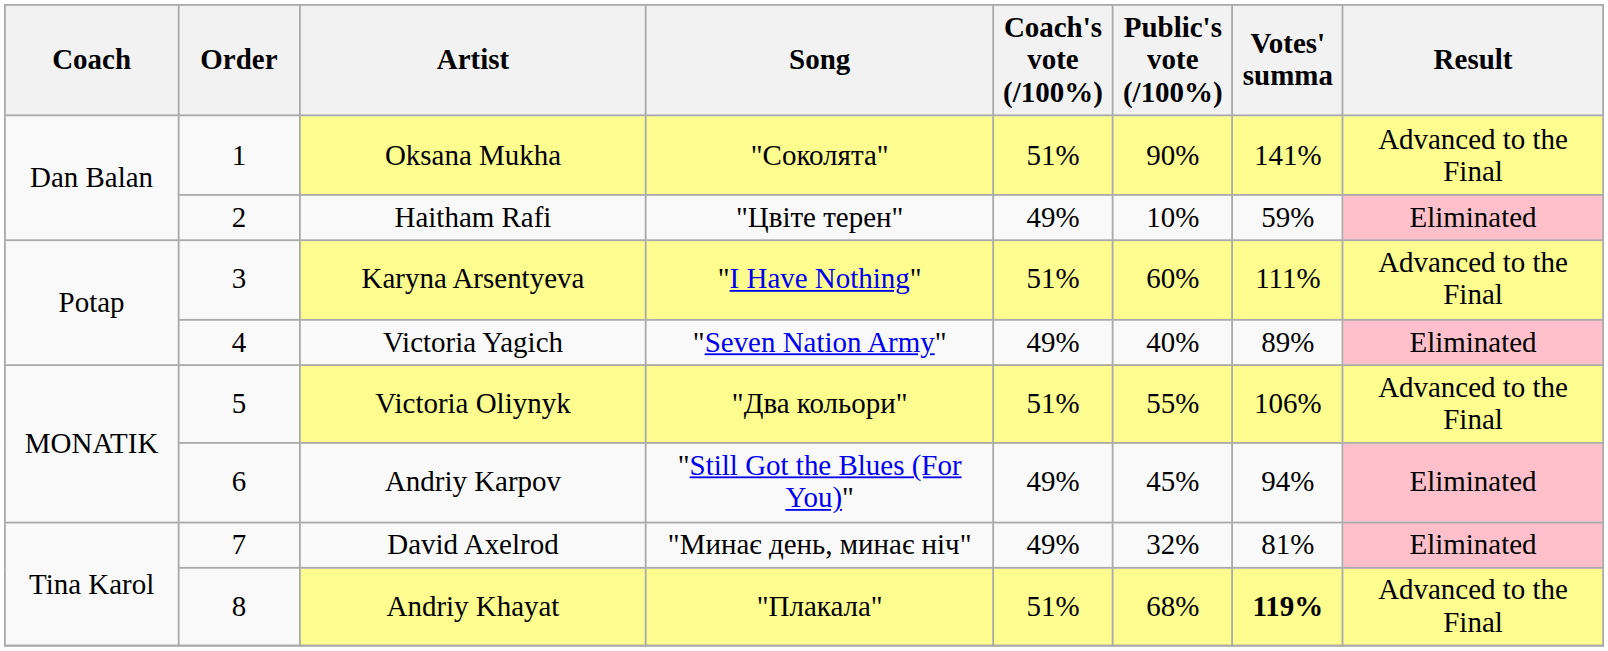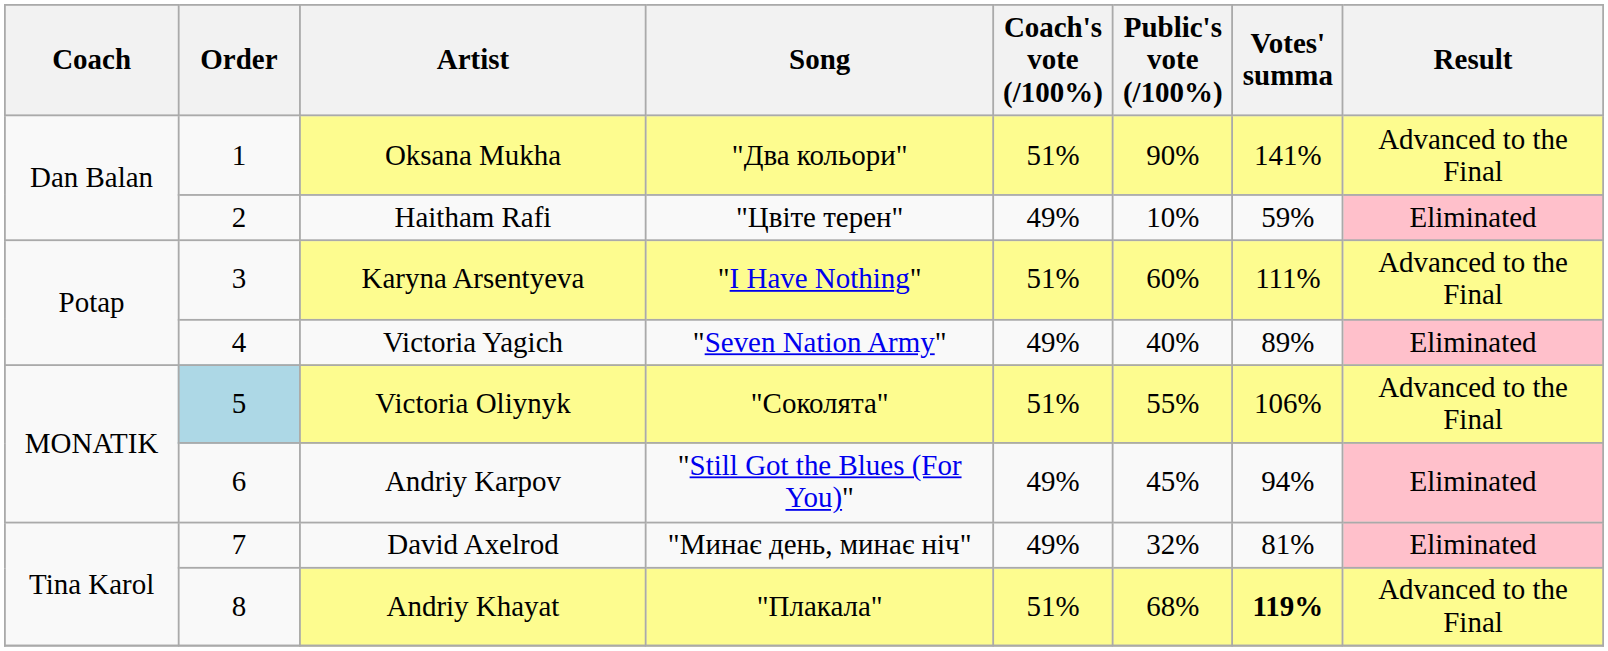(820, 154) "Соколята" -> (820, 154) "Два кольори"
(239, 403) no background -> (239, 403) lightblue background
(820, 403) "Два кольори" -> (820, 403) "Соколята"
